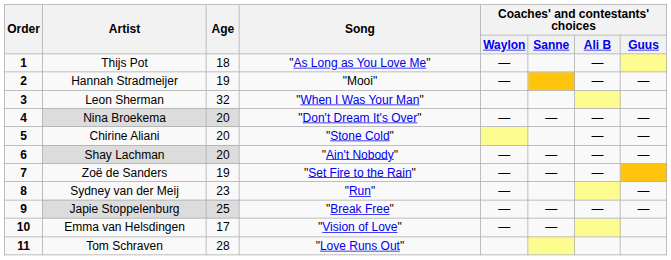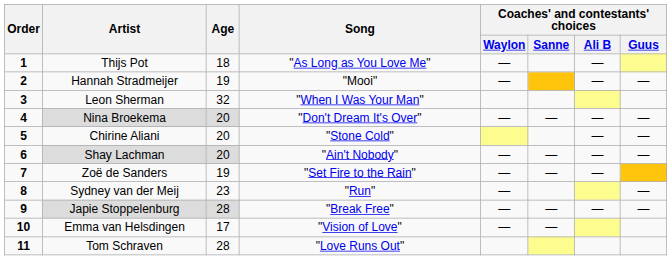(223, 209) 25 -> (223, 209) 28
